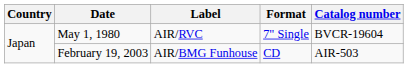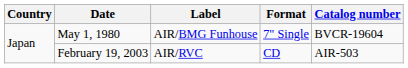(178, 33) AIR/RVC -> (206, 33) AIR/BMG Funhouse
(206, 53) AIR/BMG Funhouse -> (178, 53) AIR/RVC
